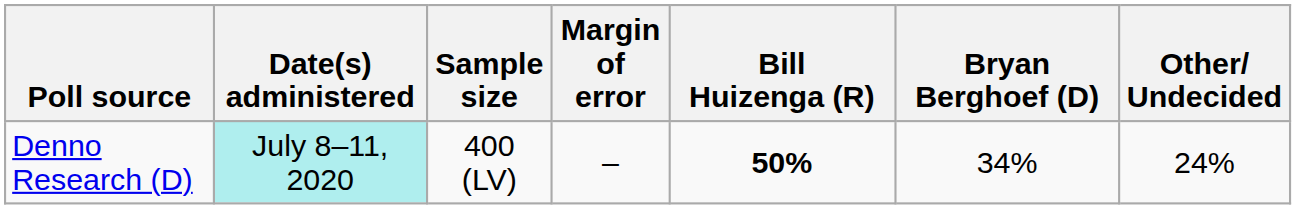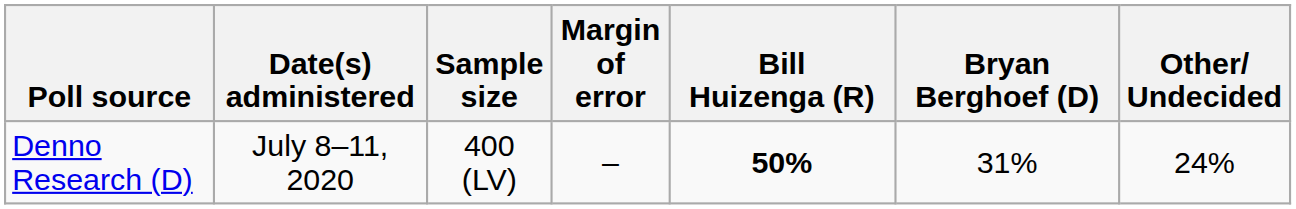(320, 162) paleturquoise background -> (320, 162) no background
(1007, 162) 34% -> (1007, 162) 31%
